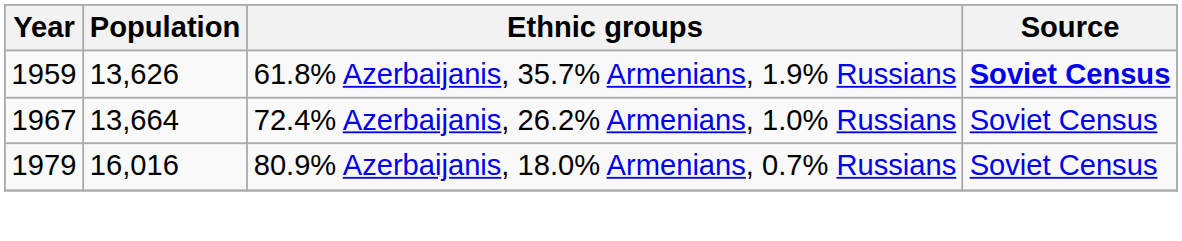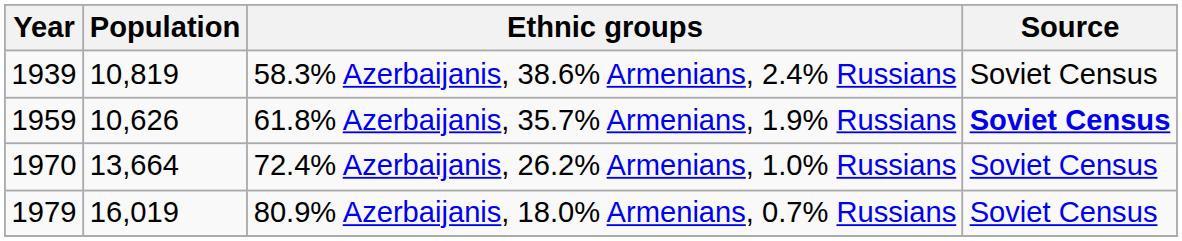+ row: (605, 73)
(134, 73) 13,626 -> (134, 119) 10,626
(44, 119) 1967 -> (44, 166) 1970
(134, 166) 16,016 -> (134, 212) 16,019
